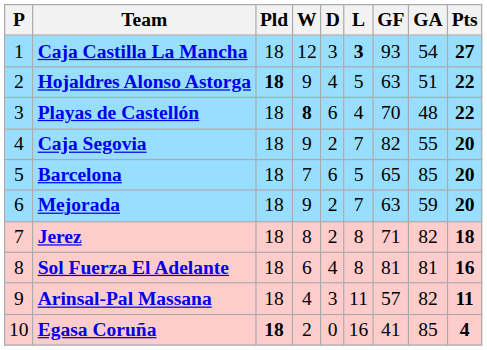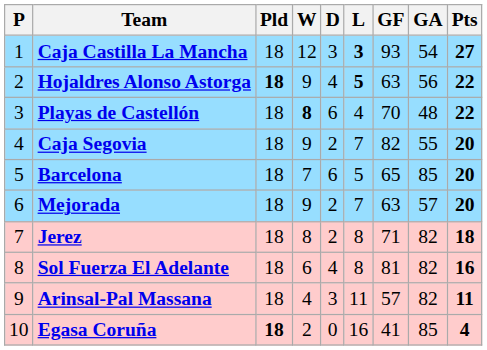(359, 81) normal -> (359, 81) bold
(428, 81) 51 -> (428, 81) 56
(428, 205) 59 -> (428, 205) 57
(428, 267) 81 -> (428, 267) 82
